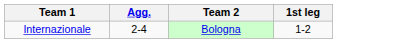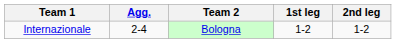+ column: (362, 13)
